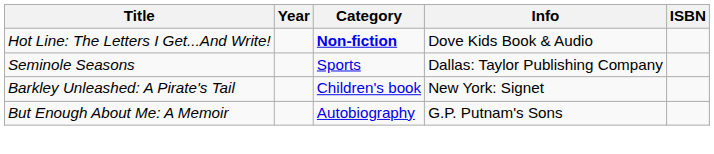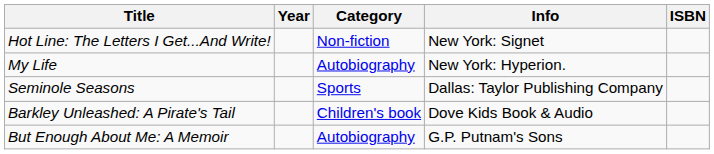(357, 40) bold -> (353, 40) normal
(511, 40) Dove Kids Book & Audio -> (486, 40) New York: Signet
+ row: (32, 64)
(486, 88) New York: Signet -> (511, 112) Dove Kids Book & Audio
